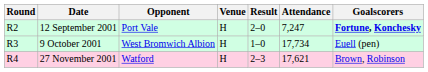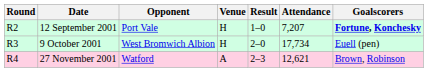(258, 28) 2–0 -> (258, 28) 1–0
(293, 28) 7,247 -> (293, 28) 7,207
(258, 43) 1–0 -> (258, 43) 2–0
(223, 59) H -> (223, 59) A
(295, 59) 17,621 -> (295, 59) 12,621
